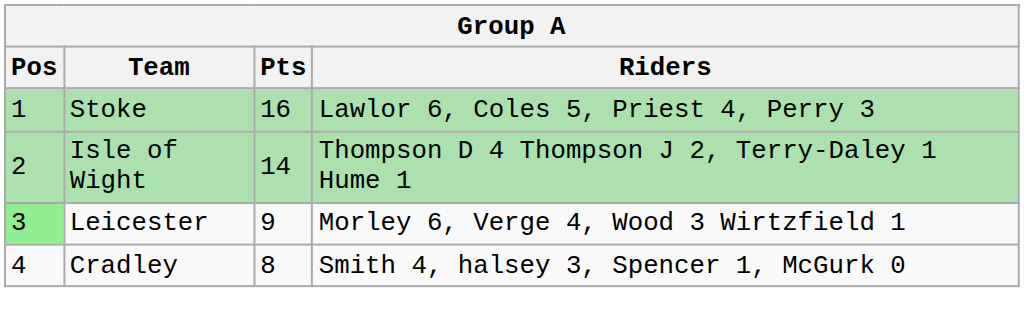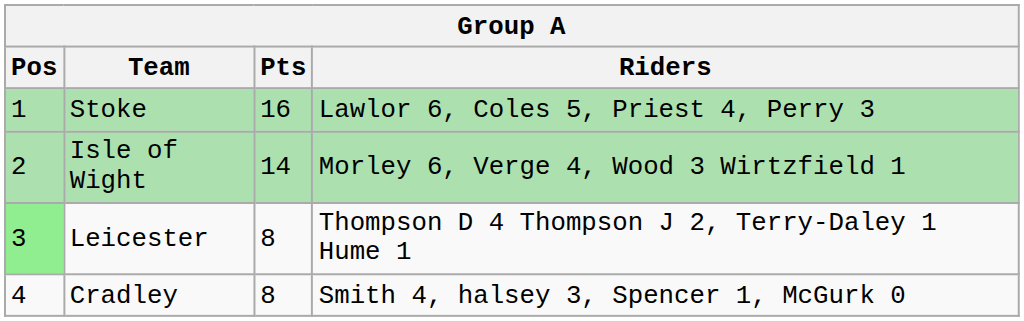(628, 167) Thompson D 4 Thompson J 2, Terry-Daley 1 Hume 1 -> (612, 167) Morley 6, Verge 4, Wood 3 Wirtzfield 1
(268, 223) 9 -> (268, 238) 8
(612, 223) Morley 6, Verge 4, Wood 3 Wirtzfield 1 -> (628, 238) Thompson D 4 Thompson J 2, Terry-Daley 1 Hume 1
